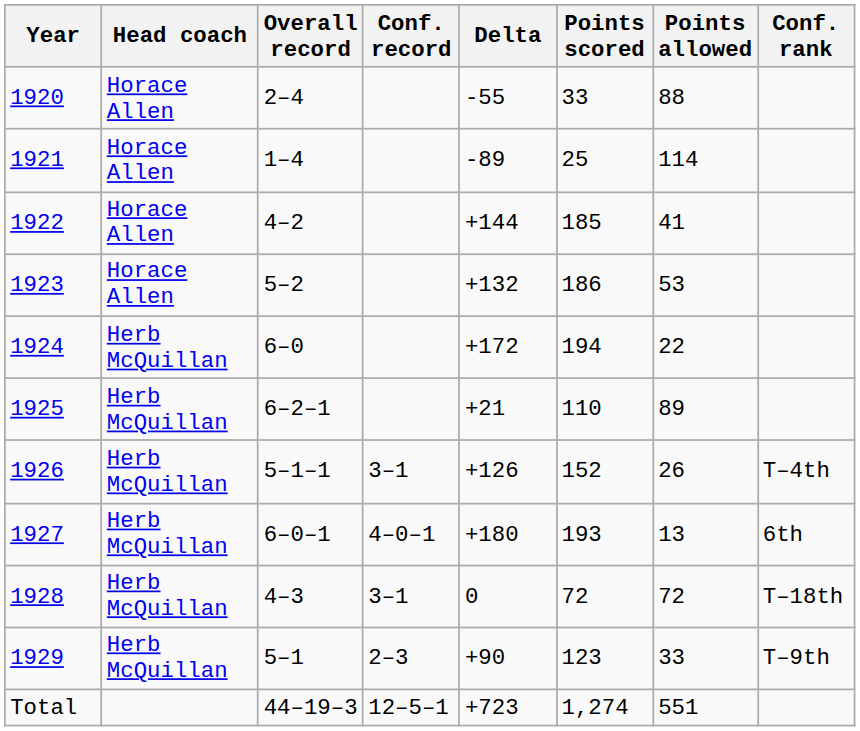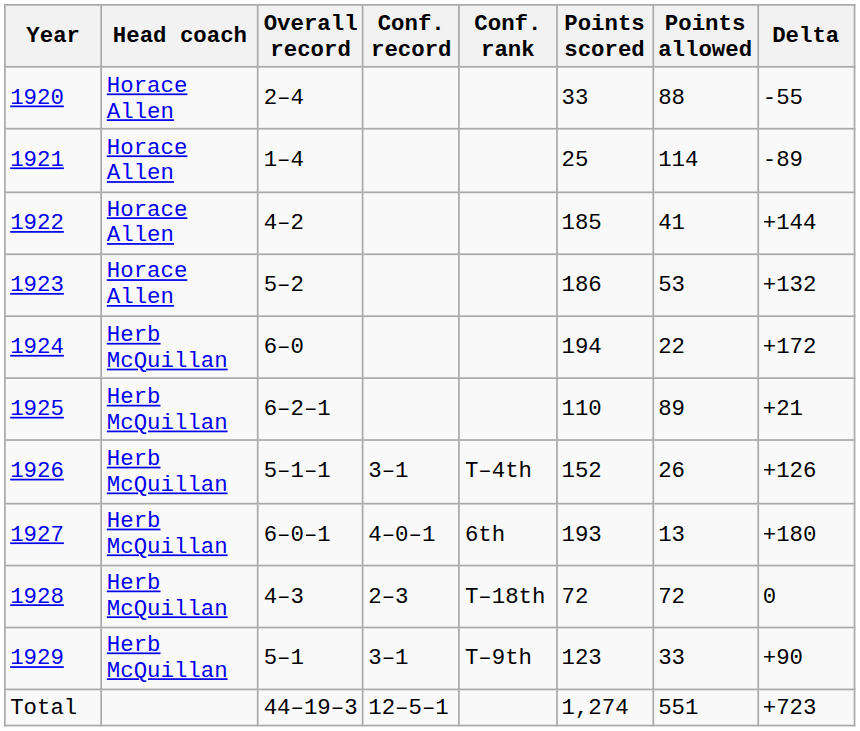columns swapped: (806, 36) <-> (508, 36)
(388, 596) 3–1 -> (388, 596) 2–3
(388, 658) 2–3 -> (388, 658) 3–1
